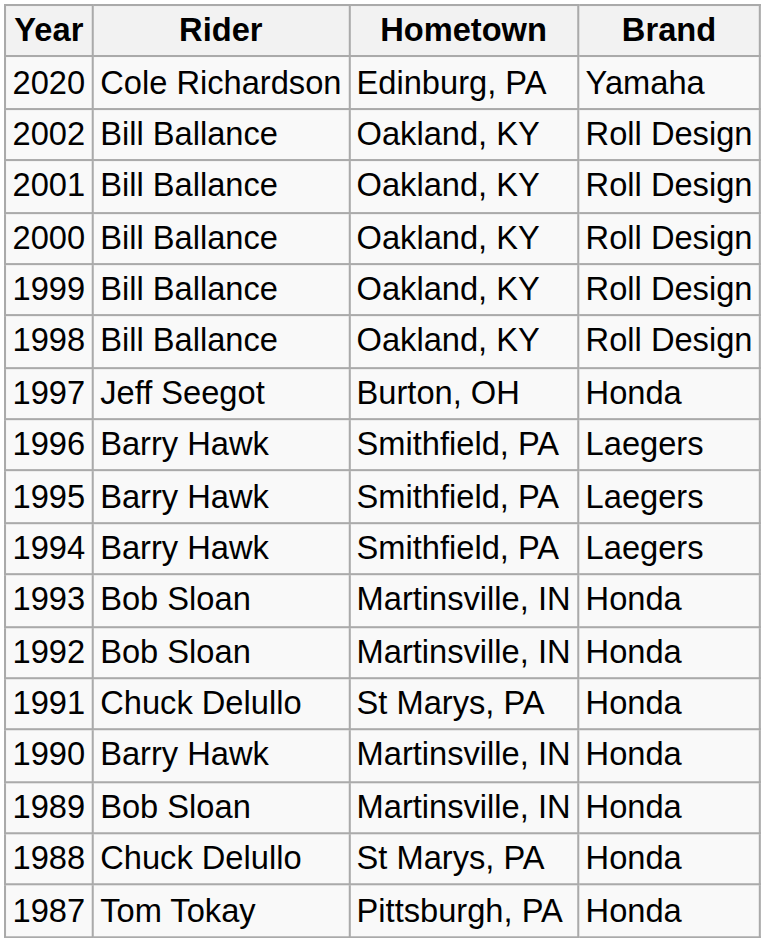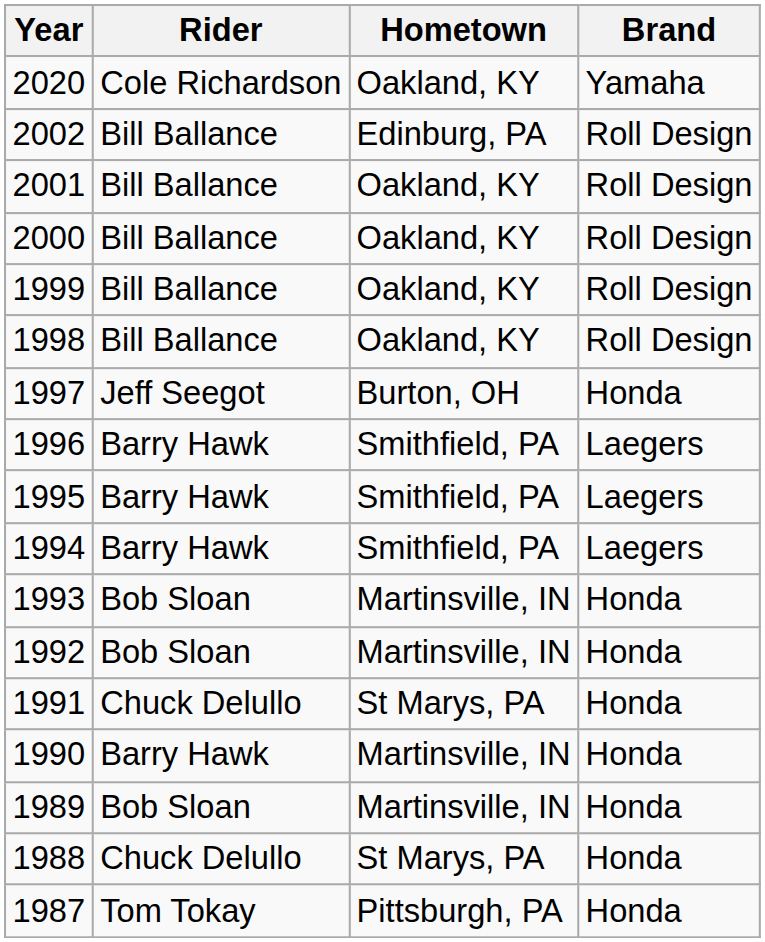(451, 82) Edinburg, PA -> (448, 82) Oakland, KY
(448, 133) Oakland, KY -> (451, 133) Edinburg, PA
